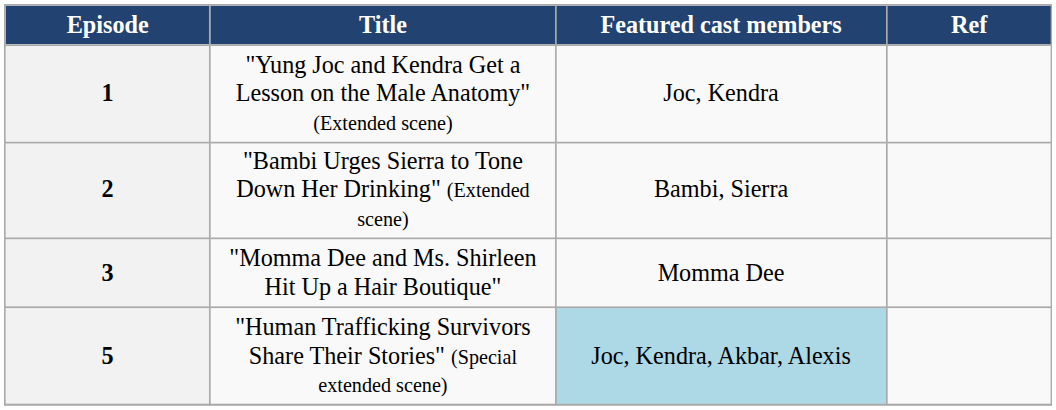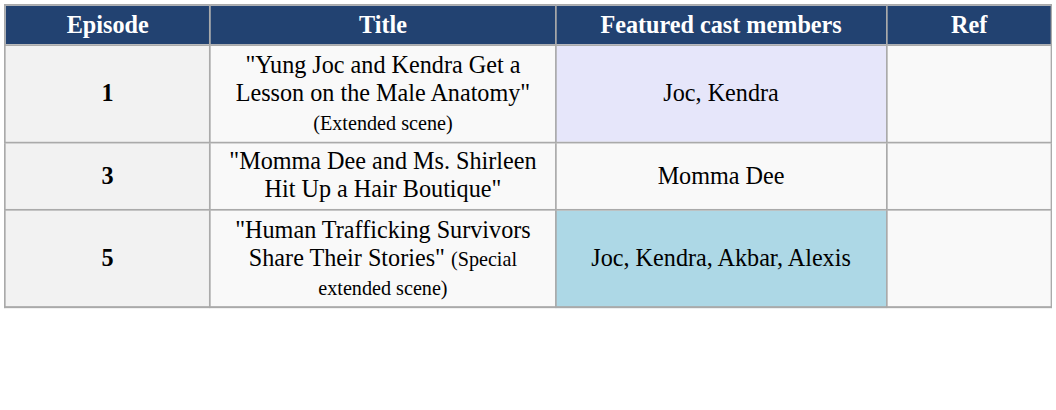(721, 93) no background -> (721, 93) lavender background
- row: (108, 190)
